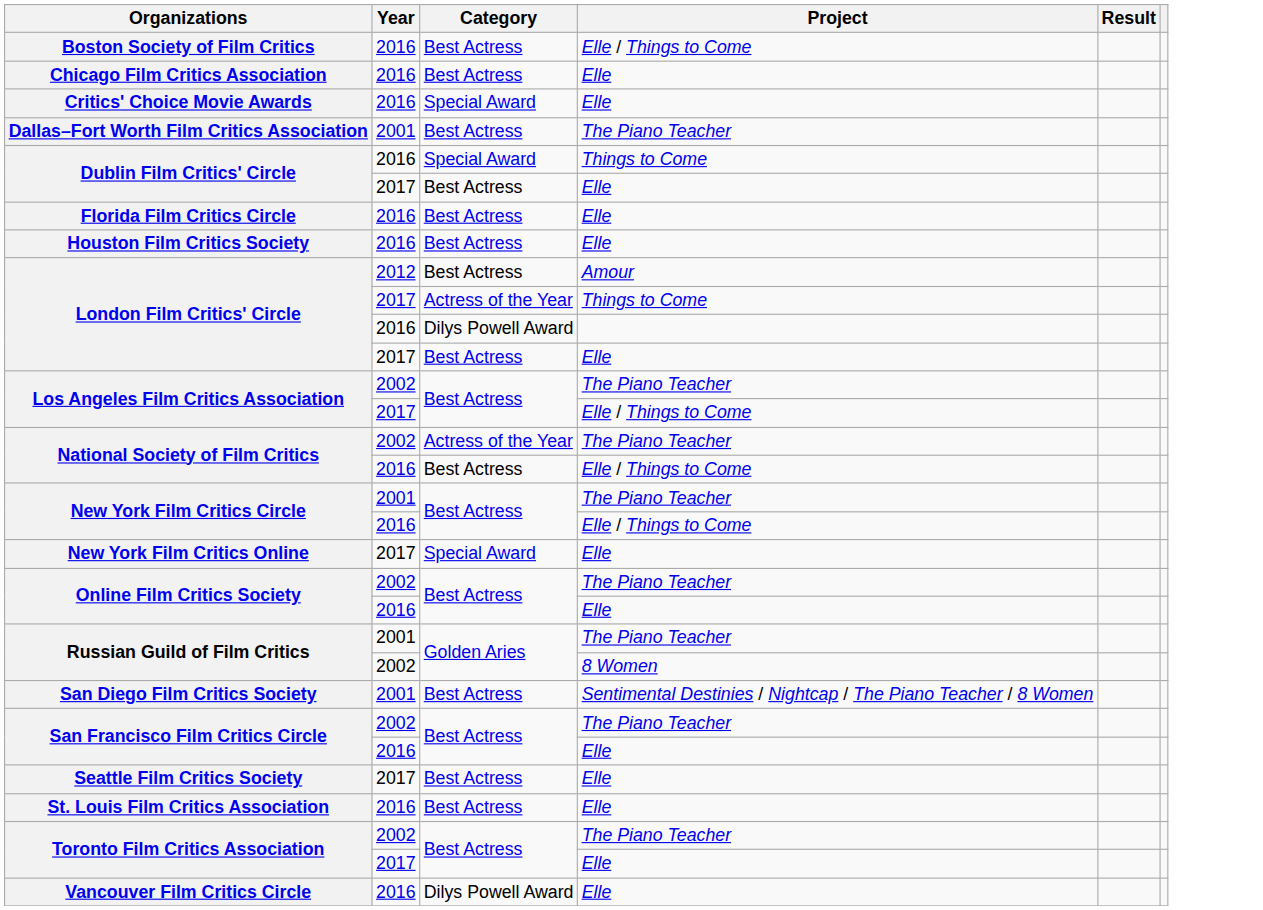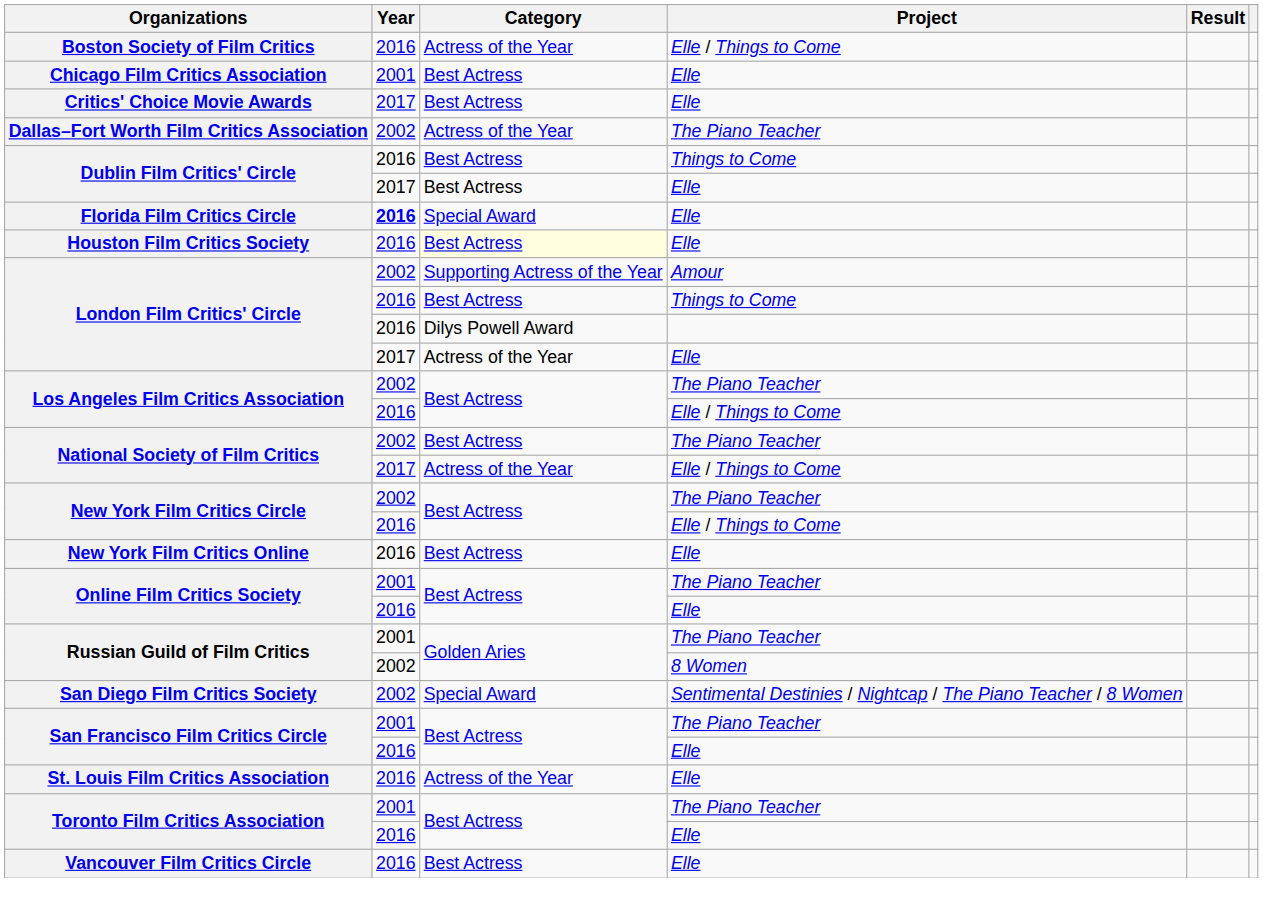(473, 46) Best Actress -> (498, 46) Actress of the Year
(396, 74) 2016 -> (396, 74) 2001
(396, 103) 2016 -> (396, 103) 2017
(480, 103) Special Award -> (473, 103) Best Actress
(396, 131) 2001 -> (396, 131) 2002
(473, 131) Best Actress -> (498, 131) Actress of the Year
(480, 159) Special Award -> (473, 159) Best Actress
(396, 215) normal -> (396, 215) bold
(473, 215) Best Actress -> (480, 215) Special Award
(473, 243) no background -> (473, 243) lightyellow background
(396, 272) 2012 -> (396, 272) 2002
(473, 272) Best Actress -> (543, 272) Supporting Actress of the Year
(396, 300) 2017 -> (396, 300) 2016
(498, 300) Actress of the Year -> (473, 300) Best Actress
(473, 356) Best Actress -> (498, 356) Actress of the Year
(396, 412) 2017 -> (396, 412) 2016
(498, 441) Actress of the Year -> (473, 441) Best Actress
(396, 469) 2016 -> (396, 469) 2017
(473, 469) Best Actress -> (498, 469) Actress of the Year
(396, 497) 2001 -> (396, 497) 2002
(396, 553) 2017 -> (396, 553) 2016
(480, 553) Special Award -> (473, 553) Best Actress
(396, 581) 2002 -> (396, 581) 2001
(396, 694) 2001 -> (396, 694) 2002
(473, 694) Best Actress -> (480, 694) Special Award
(396, 722) 2002 -> (396, 722) 2001
- row: (188, 779)
(473, 807) Best Actress -> (498, 779) Actress of the Year
(396, 835) 2002 -> (396, 807) 2001
(396, 863) 2017 -> (396, 835) 2016
(499, 891) Dilys Powell Award -> (473, 863) Best Actress
